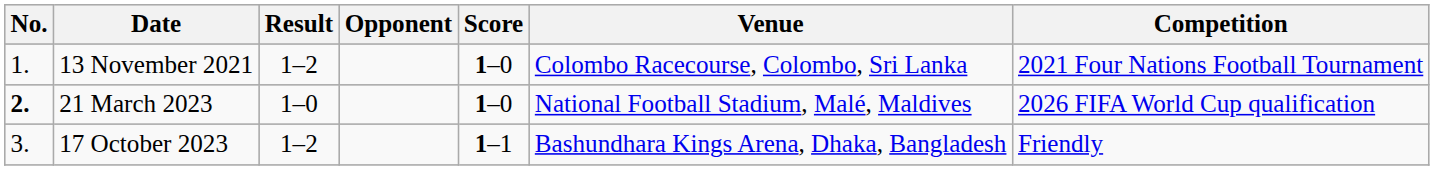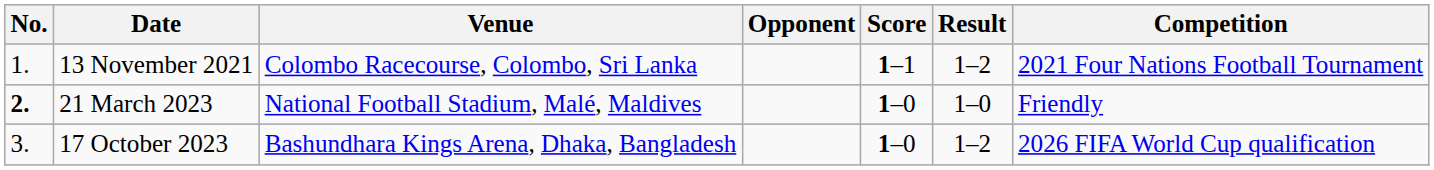columns swapped: (771, 24) <-> (299, 24)
(493, 64) 1–0 -> (897, 64) 1–1
(1197, 104) 2026 FIFA World Cup qualification -> (1061, 104) Friendly
(493, 143) 1–1 -> (897, 143) 1–0
(1061, 143) Friendly -> (1197, 143) 2026 FIFA World Cup qualification
